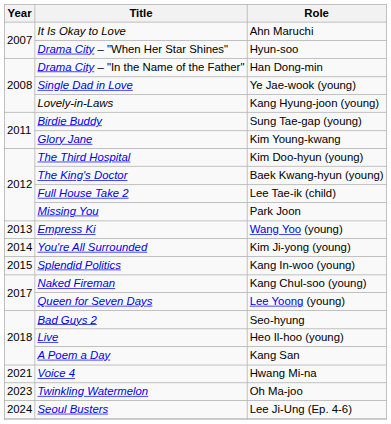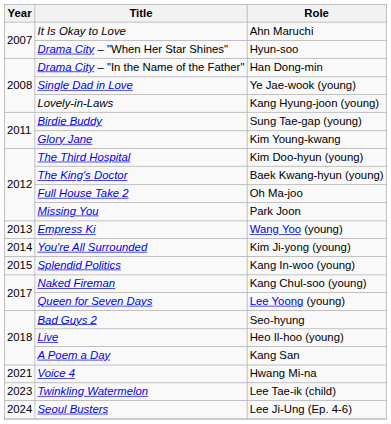(293, 193) Lee Tae-ik (child) -> (276, 193) Oh Ma-joo
(276, 391) Oh Ma-joo -> (293, 391) Lee Tae-ik (child)
